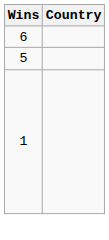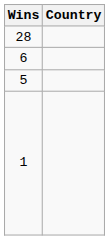+ row: (24, 37)
